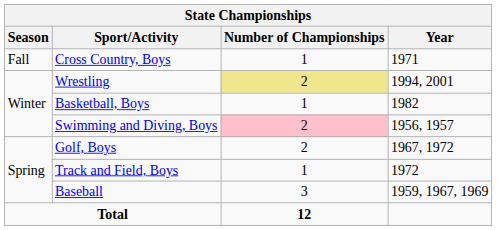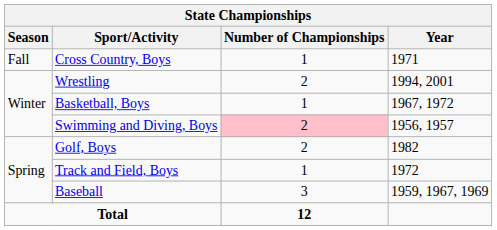(304, 81) khaki background -> (304, 81) no background
(405, 103) 1982 -> (422, 103) 1967, 1972
(422, 147) 1967, 1972 -> (405, 147) 1982
